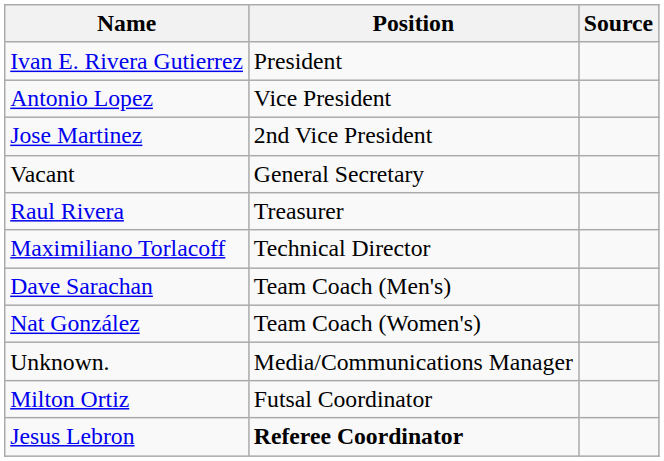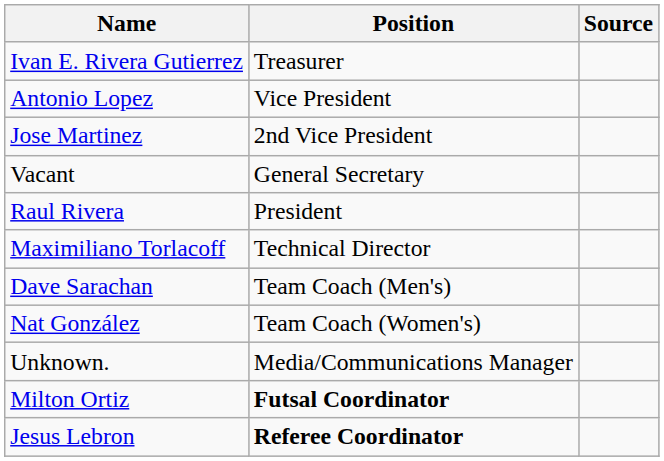(298, 60) President -> (299, 60) Treasurer
(299, 211) Treasurer -> (298, 211) President
(343, 398) normal -> (352, 398) bold
